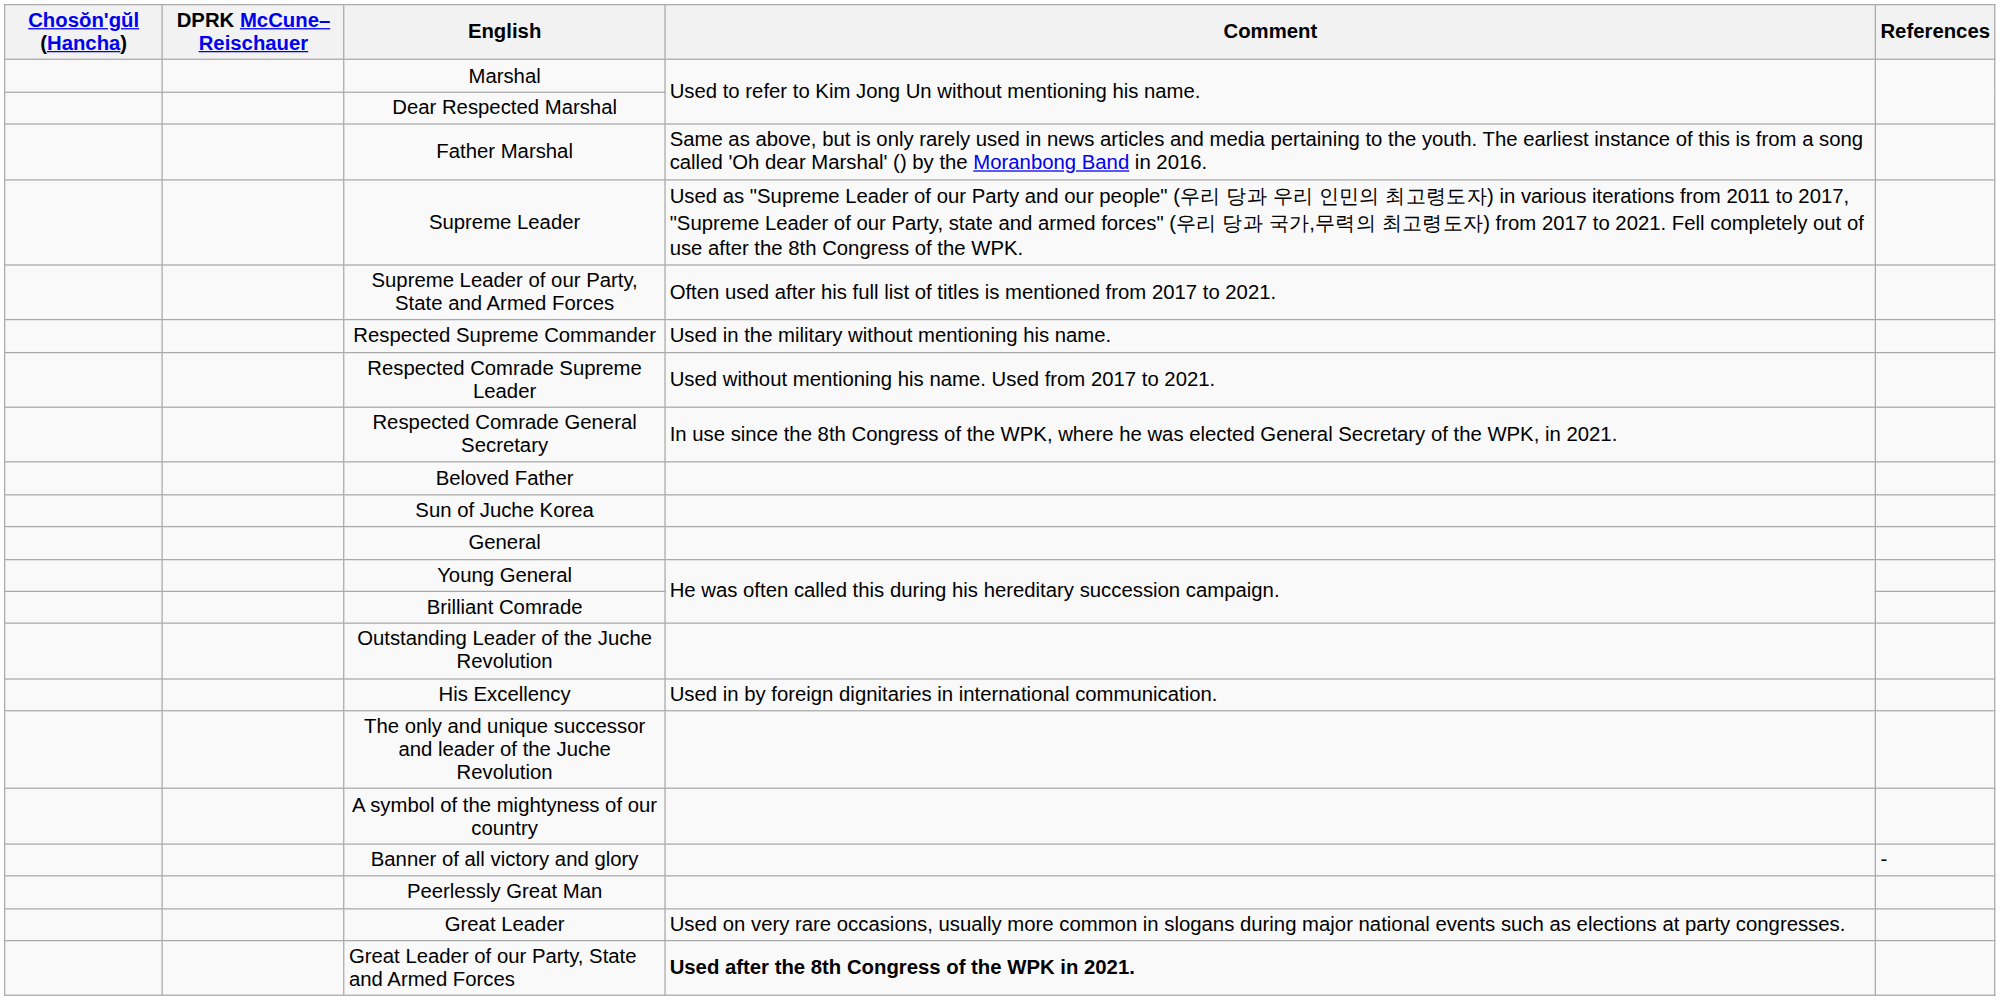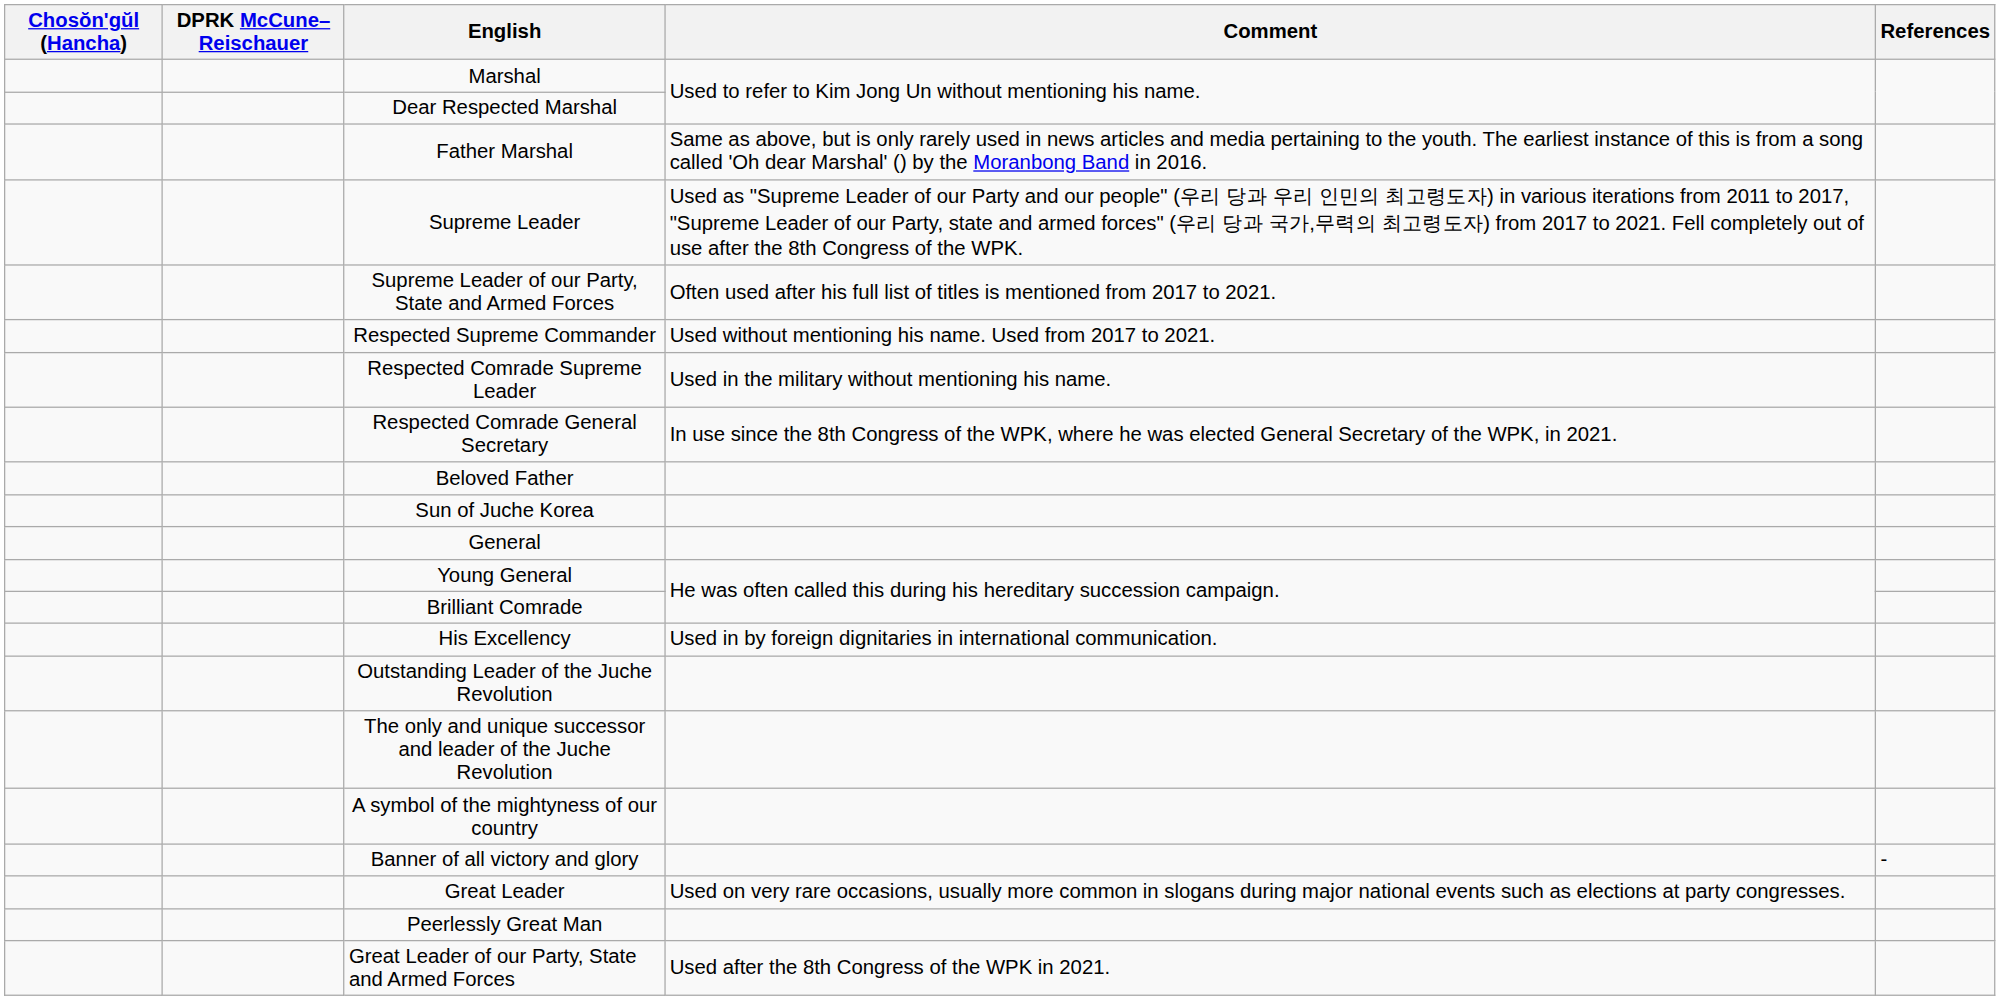(890, 335) Used in the military without mentioning his name. -> (942, 335) Used without mentioning his name. Used from 2017 to 2021.
(942, 379) Used without mentioning his name. Used from 2017 to 2021. -> (890, 379) Used in the military without mentioning his name.
rows swapped: (505, 694) <-> (505, 650)
rows swapped: (505, 924) <-> (505, 891)
(902, 967) bold -> (890, 967) normal
